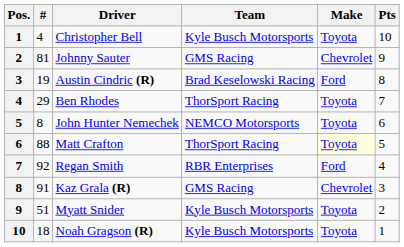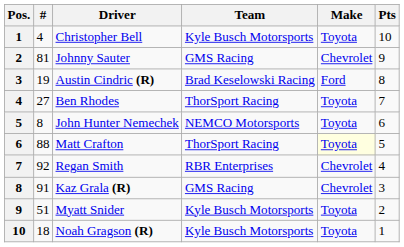(43, 101) 29 -> (43, 101) 27
(333, 166) Ford -> (347, 166) Chevrolet
